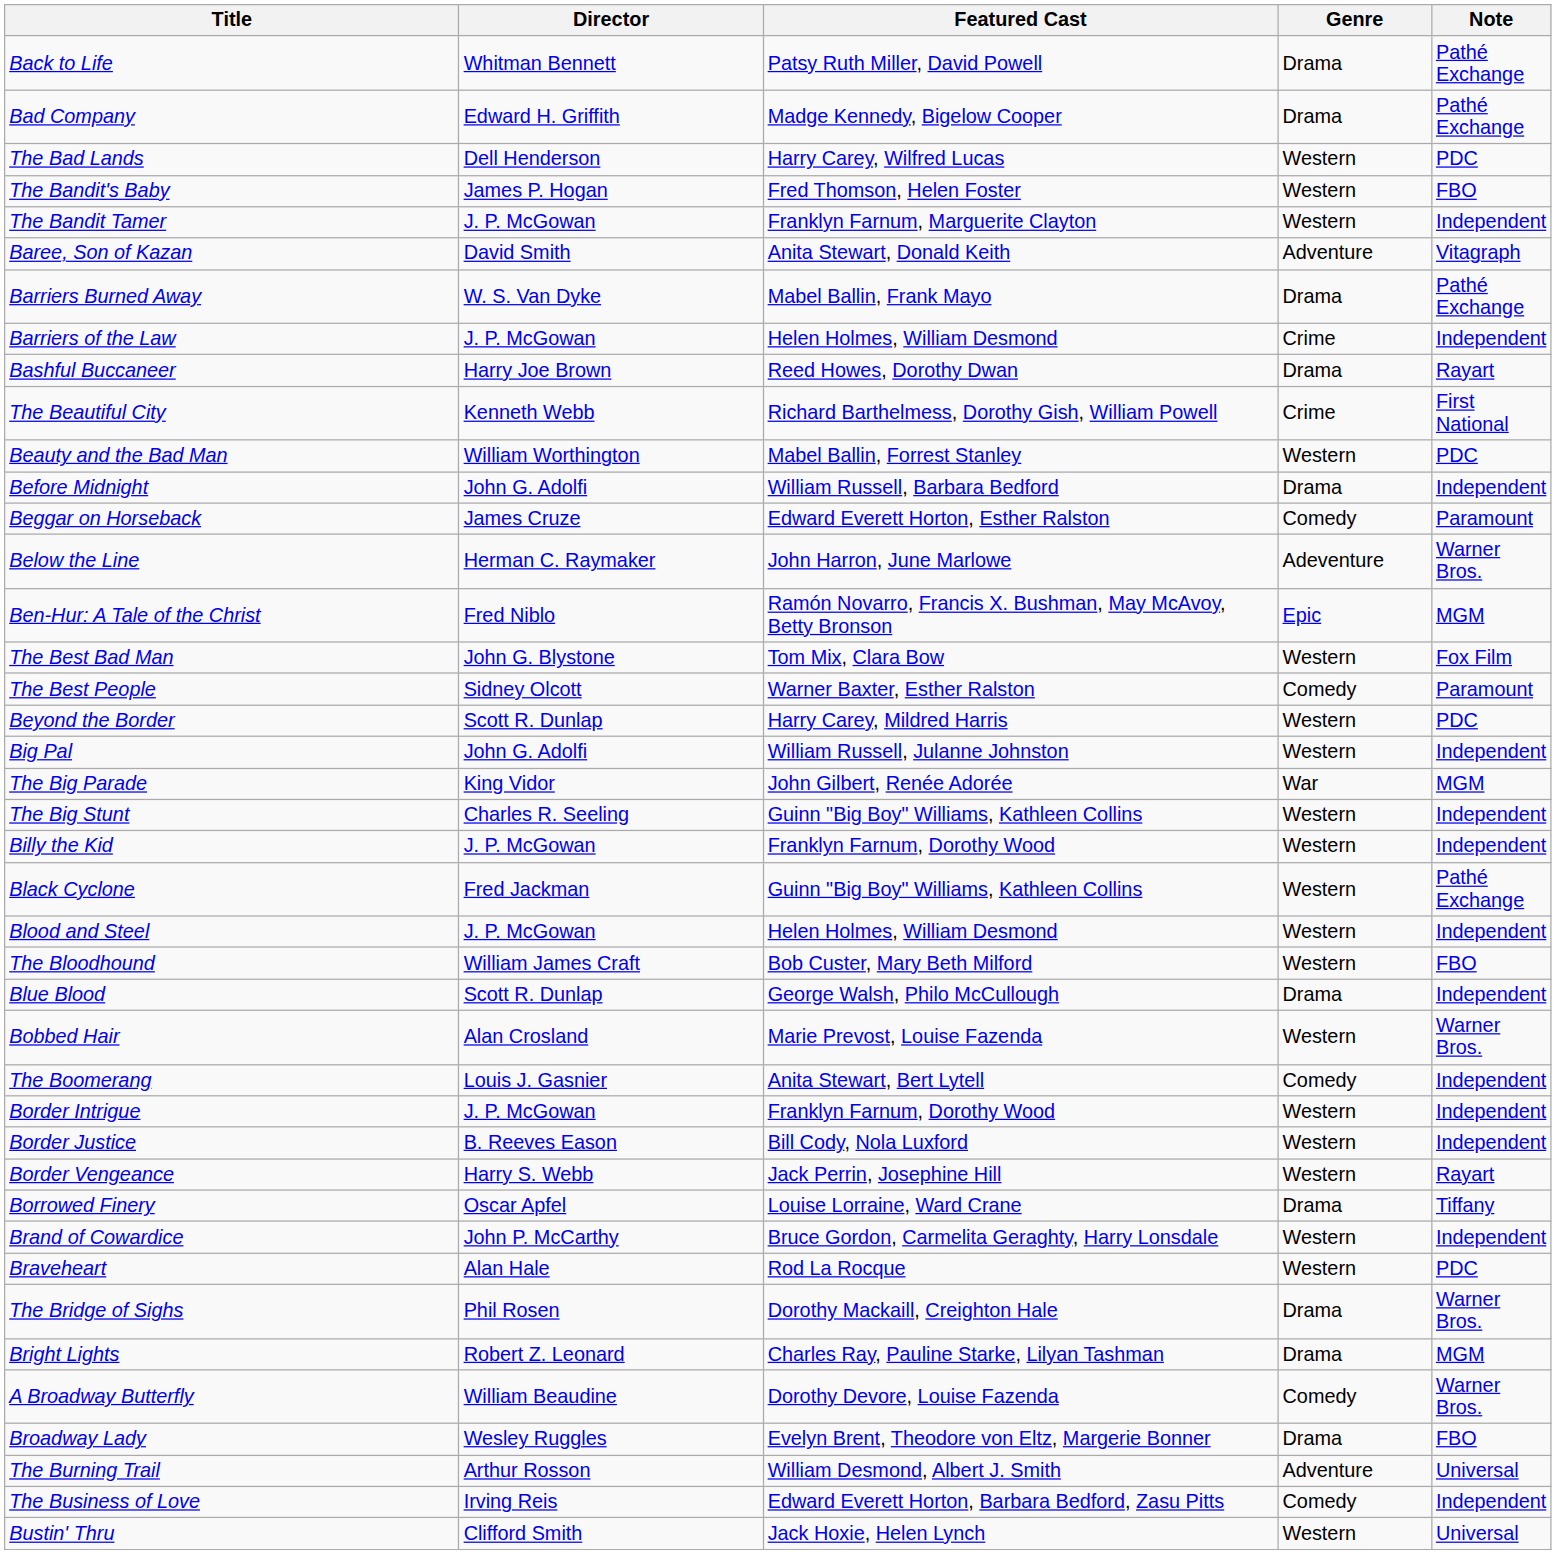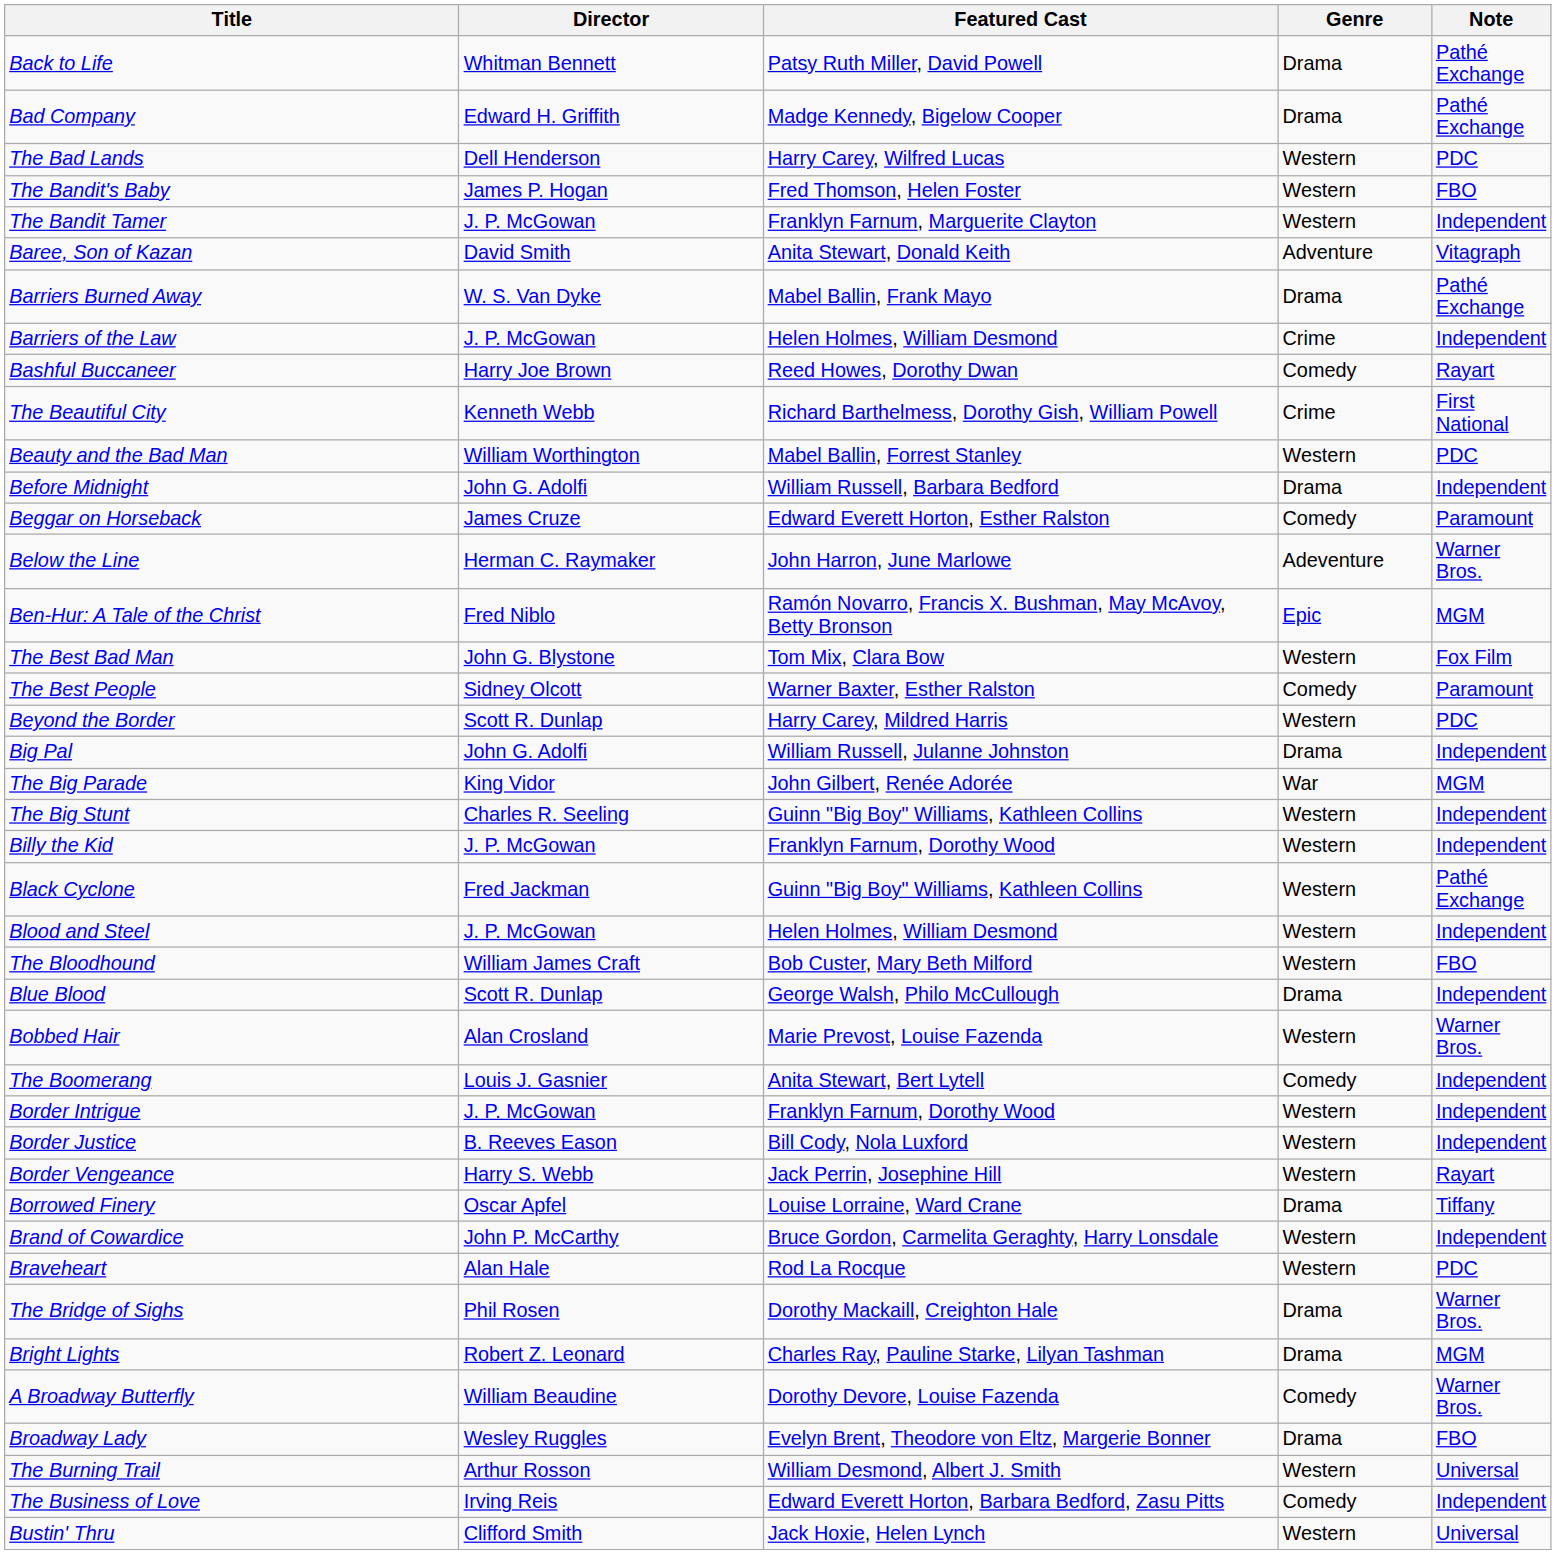(1312, 370) Drama -> (1319, 370) Comedy
(1319, 751) Western -> (1312, 751) Drama
(1328, 1470) Adventure -> (1319, 1470) Western
